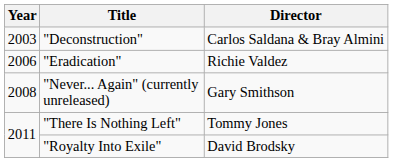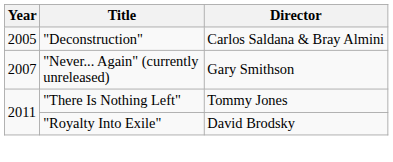(22, 38) 2003 -> (22, 38) 2005
- row: (82, 61)
(22, 92) 2008 -> (22, 69) 2007
